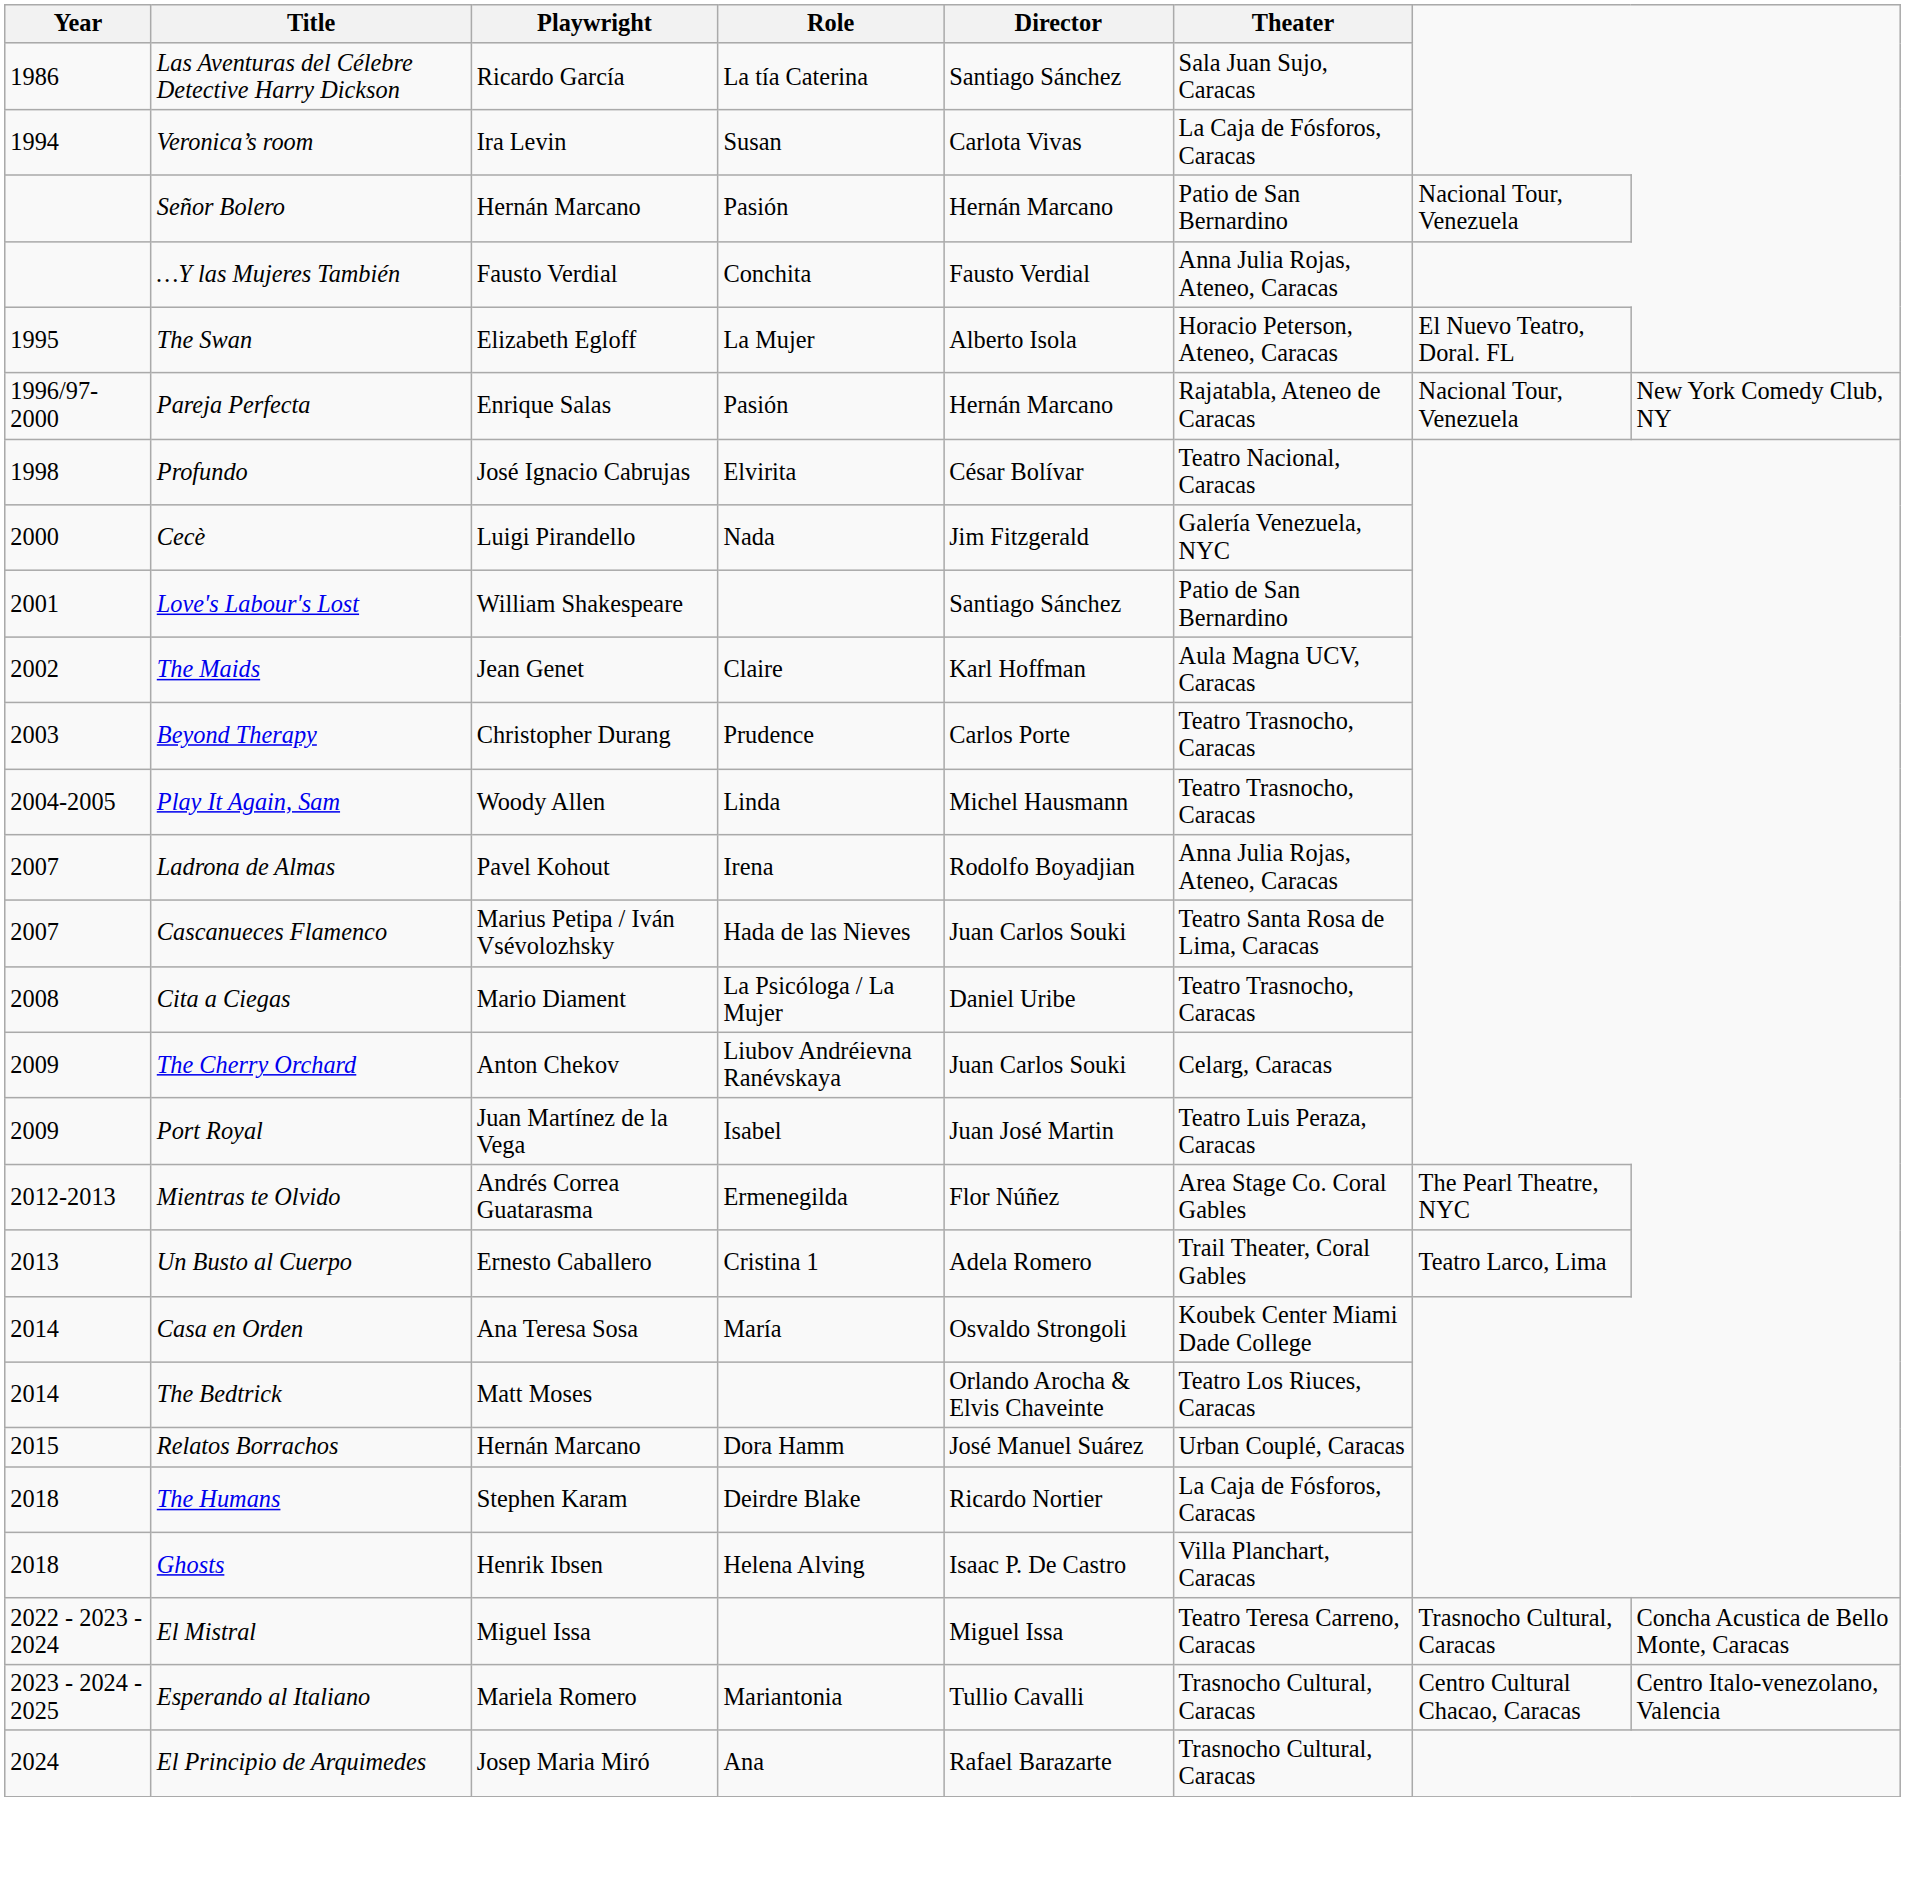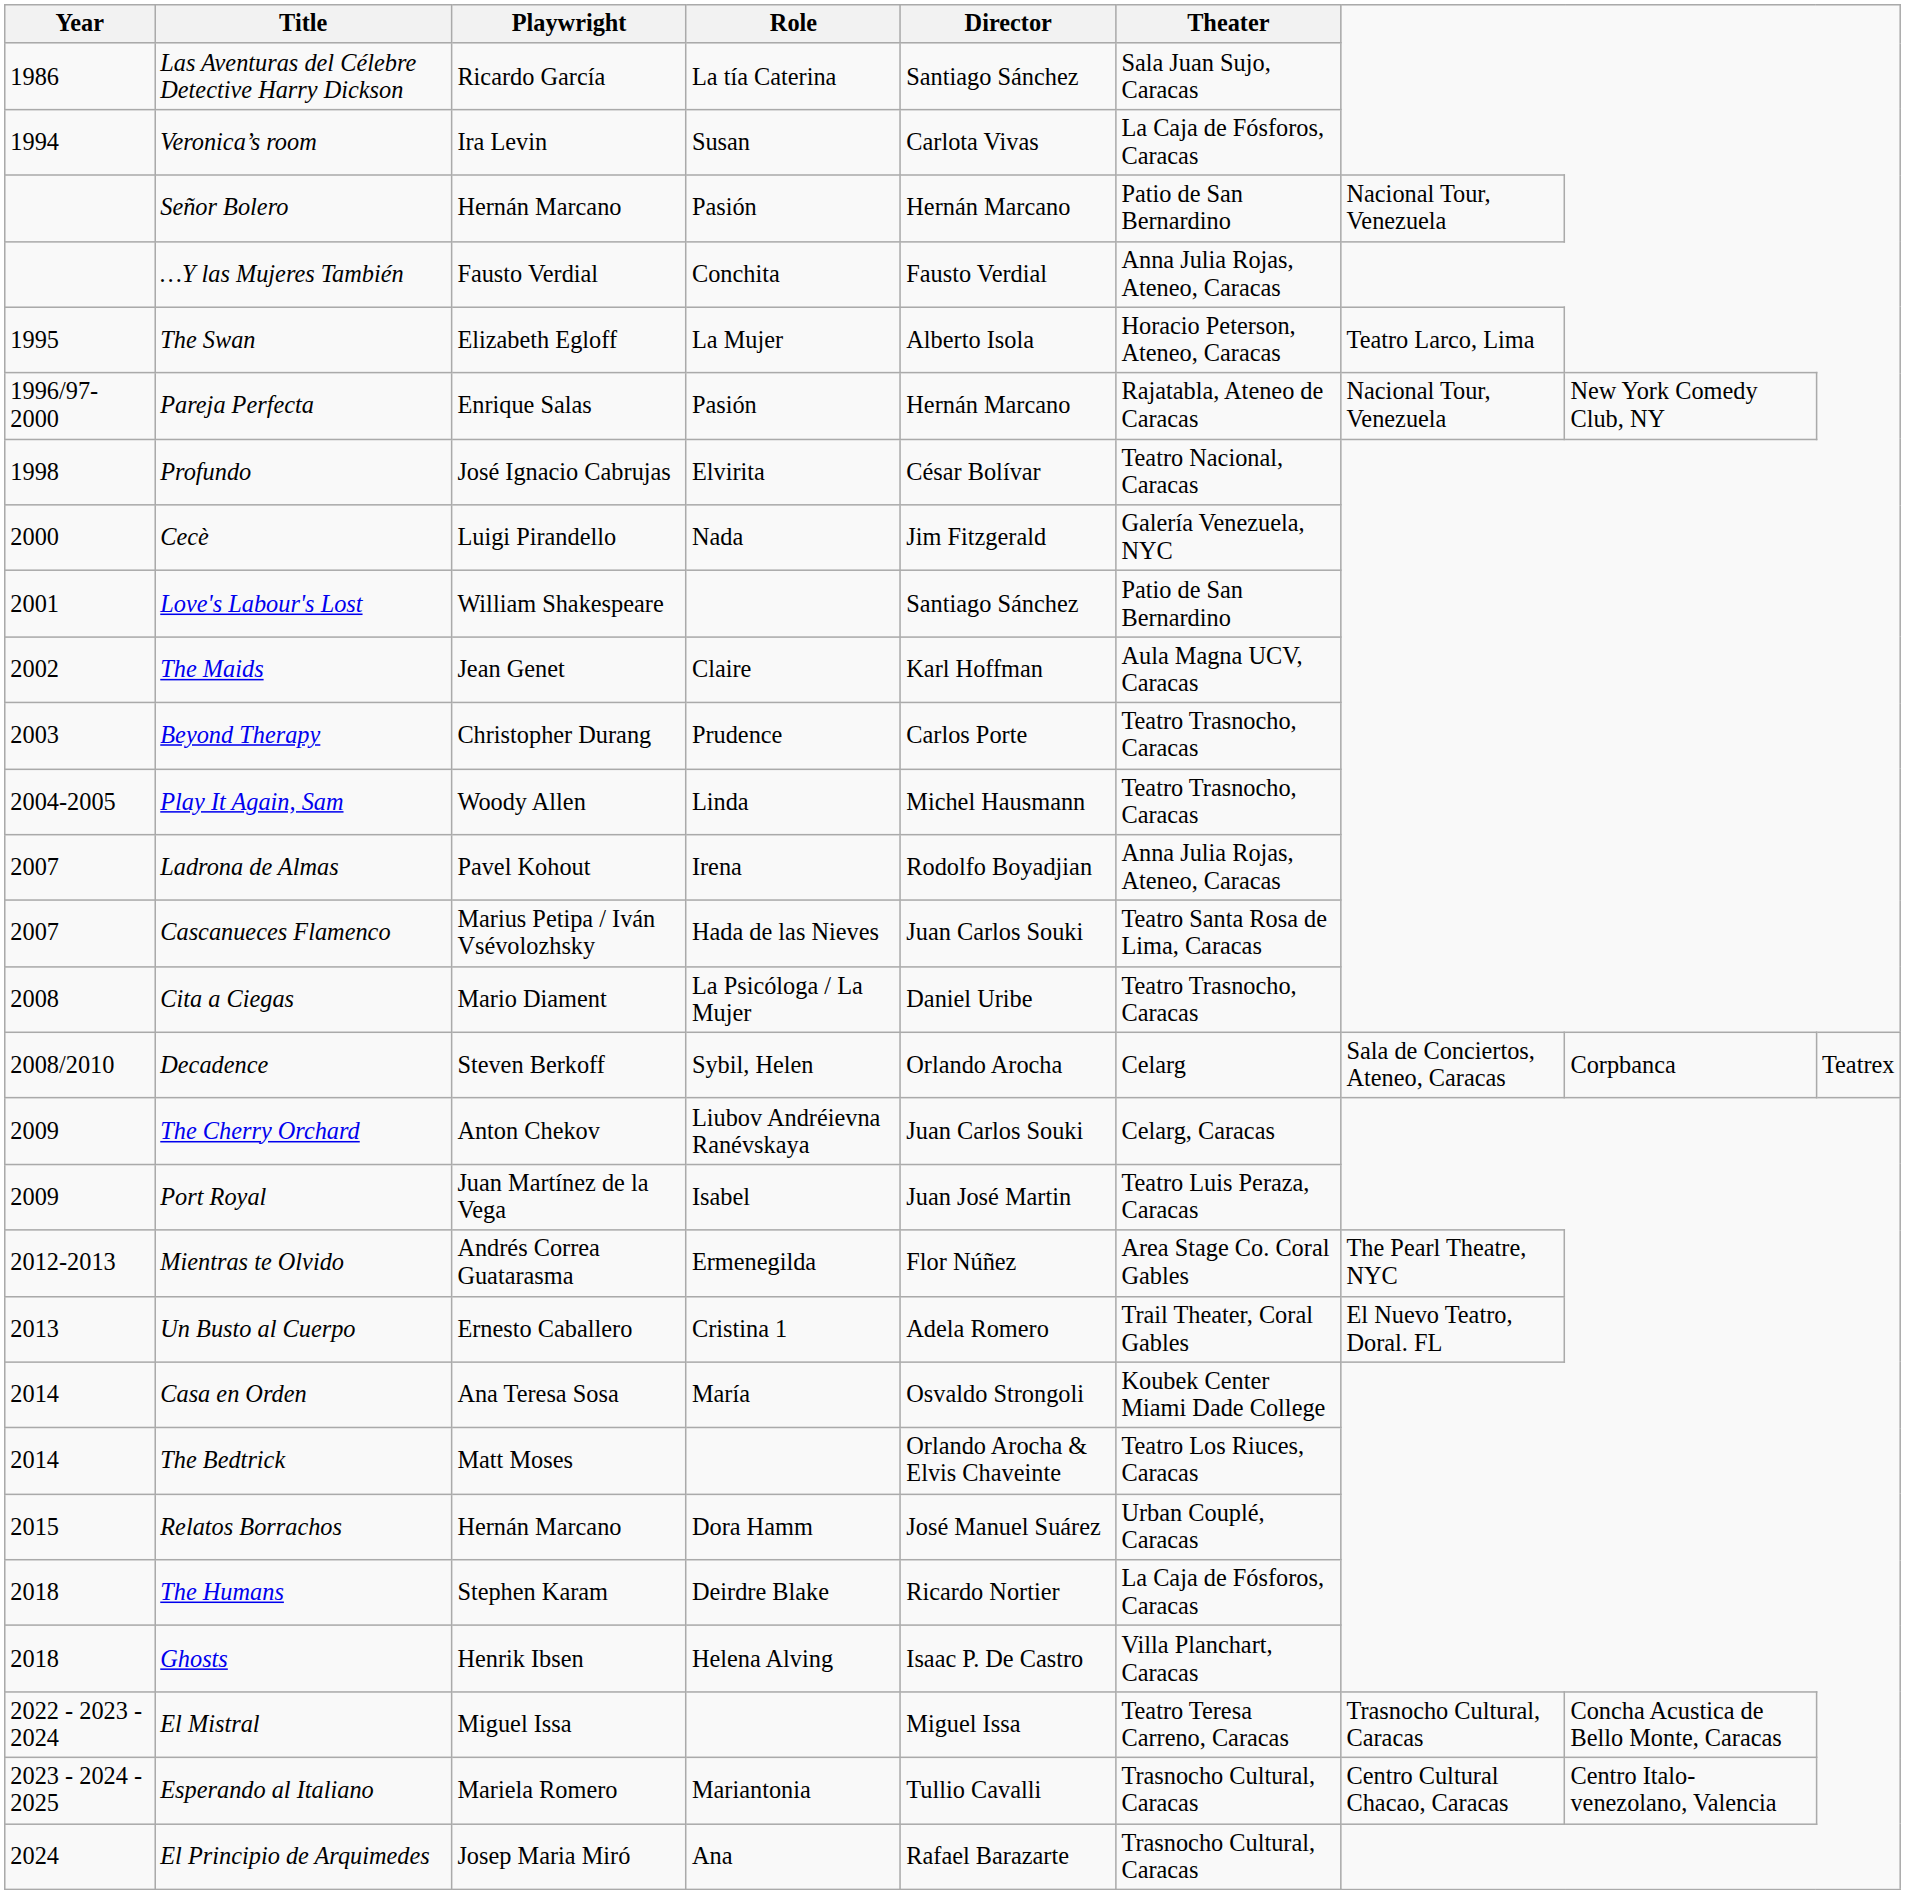(1502, 339) El Nuevo Teatro, Doral. FL -> (1440, 339) Teatro Larco, Lima
+ row: (214, 1064)
(1513, 1262) Teatro Larco, Lima -> (1429, 1328) El Nuevo Teatro, Doral. FL
